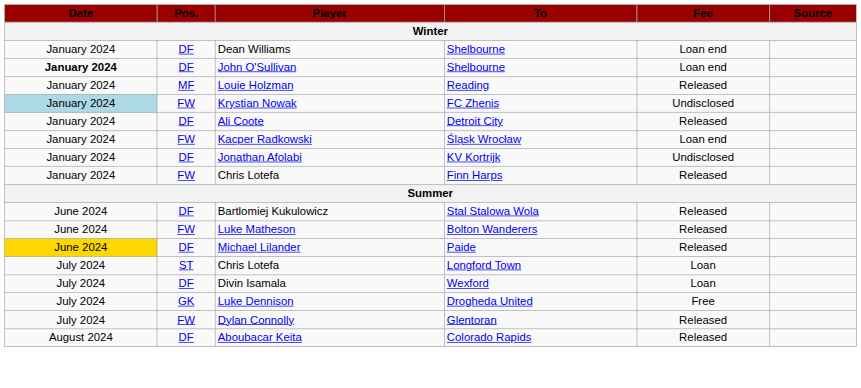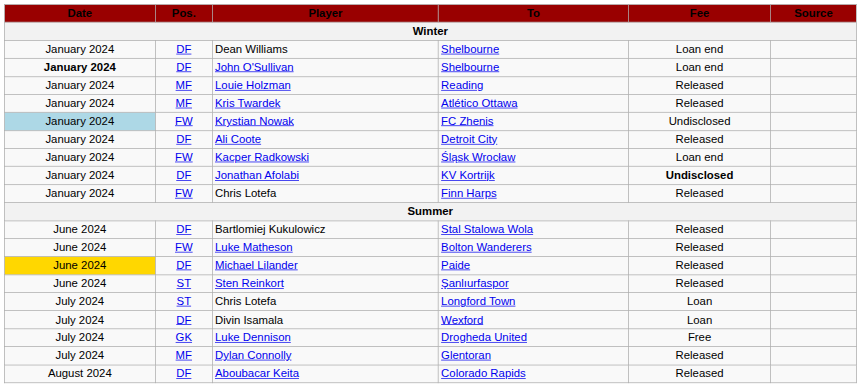+ row: (248, 103)
(703, 157) normal -> (700, 175) bold
+ row: (249, 283)
(186, 319) FW -> (184, 355) MF
